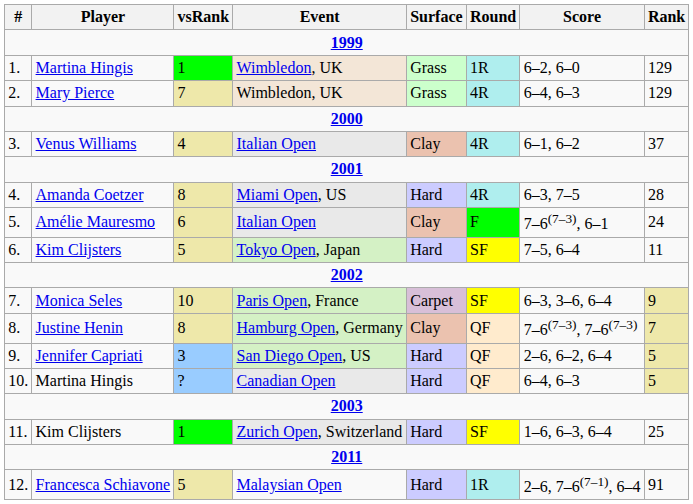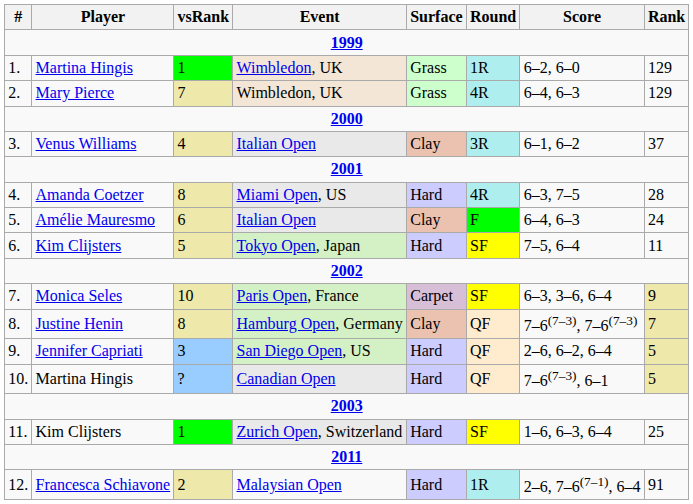(479, 144) 4R -> (479, 144) 3R
(566, 222) 7–6(7–3), 6–1 -> (552, 220) 6–4, 6–3
(552, 381) 6–4, 6–3 -> (566, 378) 7–6(7–3), 6–1
(182, 484) 5 -> (182, 484) 2
